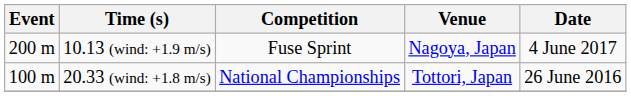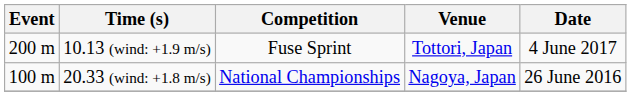(462, 47) Nagoya, Japan -> (462, 47) Tottori, Japan
(462, 76) Tottori, Japan -> (462, 76) Nagoya, Japan
